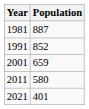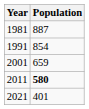(41, 46) 852 -> (41, 46) 854
(41, 79) normal -> (41, 79) bold
